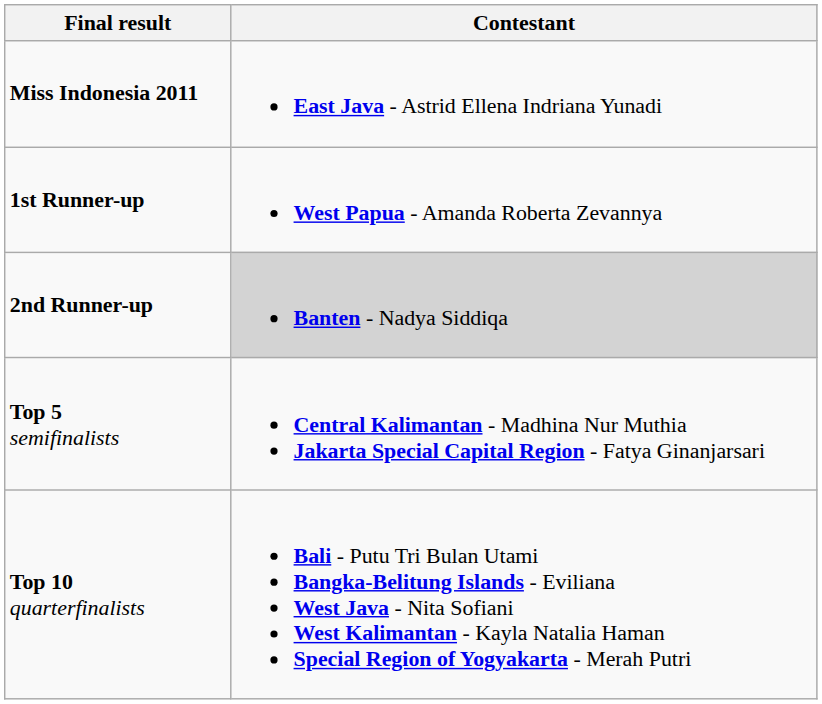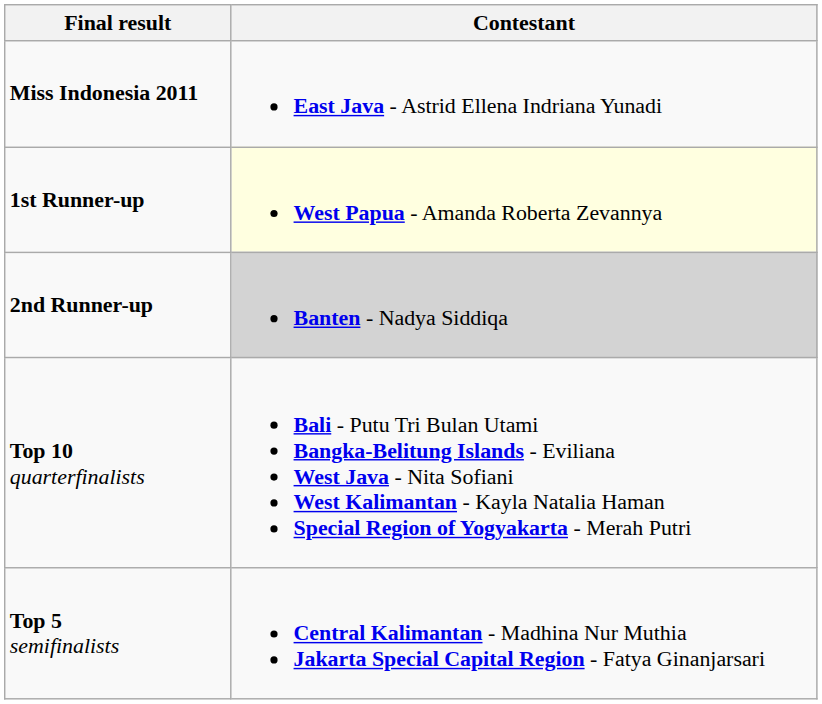(524, 213) no background -> (524, 213) lightyellow background
rows swapped: (64, 423) <-> (77, 594)
